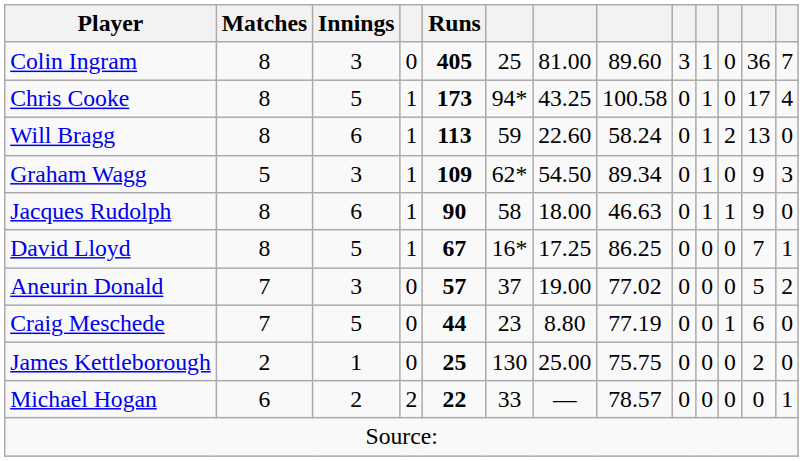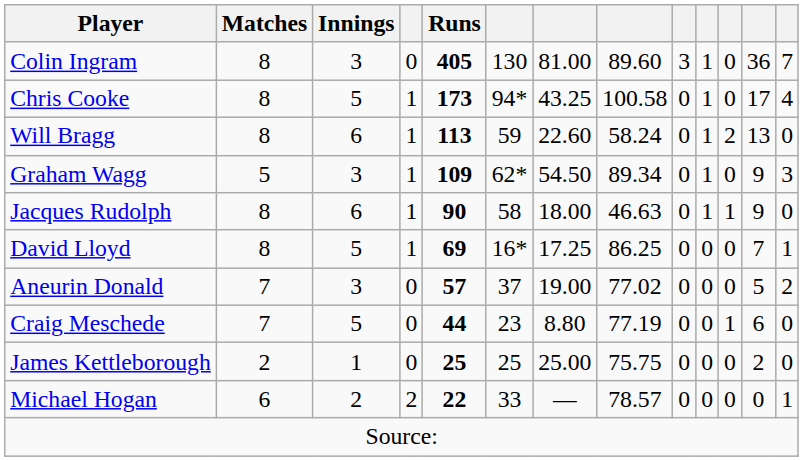(509, 60) 25 -> (509, 60) 130
(454, 248) 67 -> (454, 248) 69
(509, 361) 130 -> (509, 361) 25
